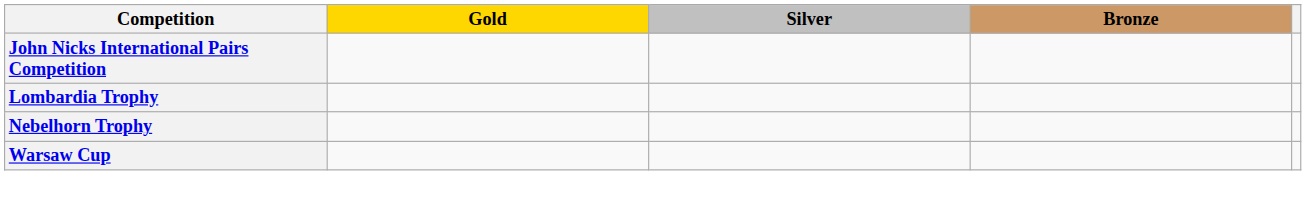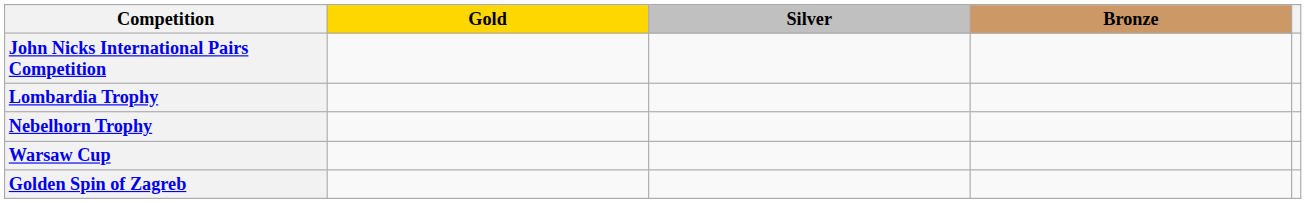+ row: (98, 184)
